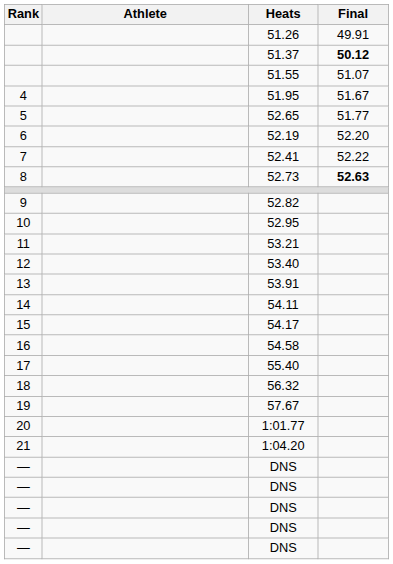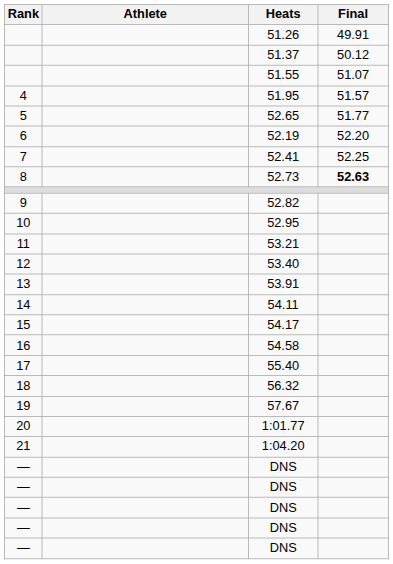(353, 55) bold -> (353, 55) normal
(353, 95) 51.67 -> (353, 95) 51.57
(353, 156) 52.22 -> (353, 156) 52.25
